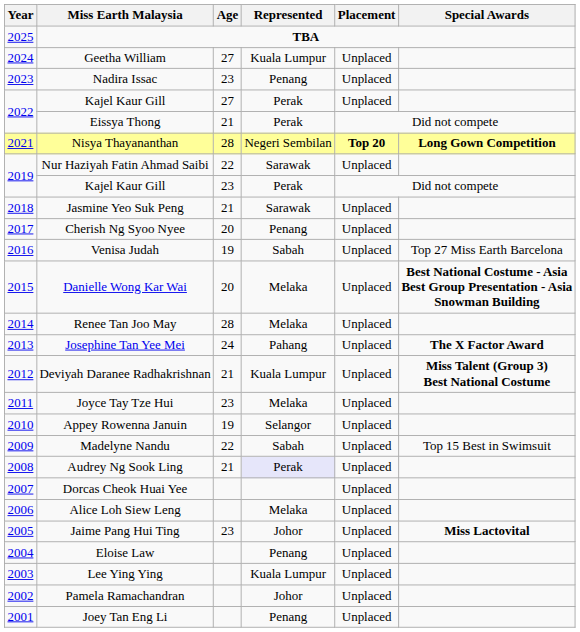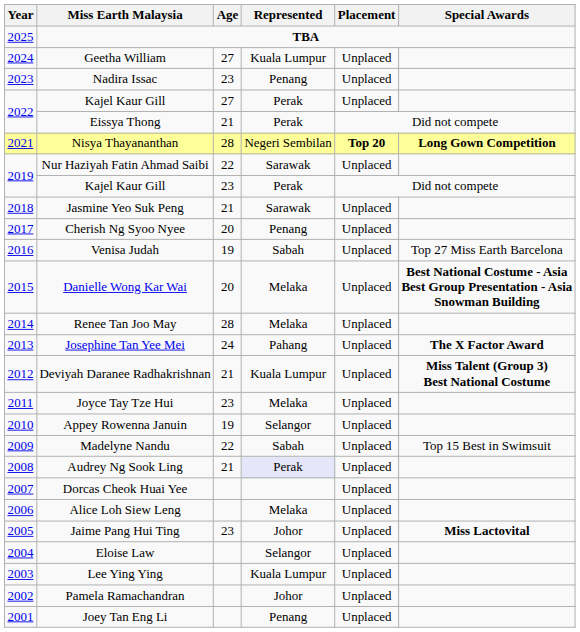(288, 553) Penang -> (288, 553) Selangor
